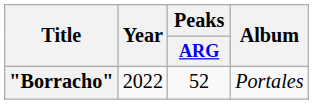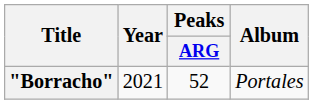(143, 82) 2022 -> (143, 82) 2021
